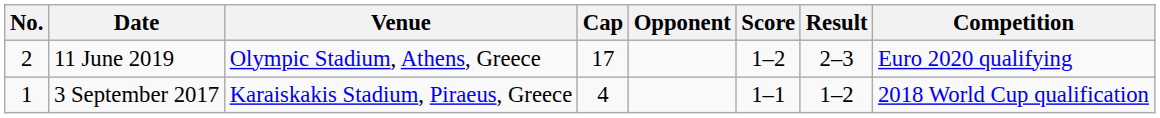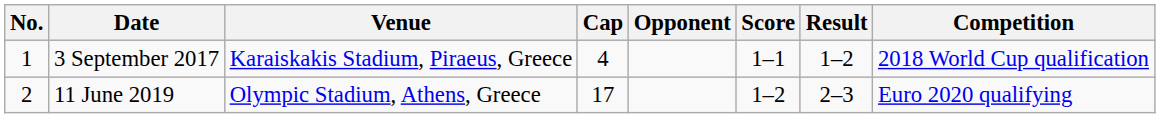rows swapped: (137, 94) <-> (114, 58)
